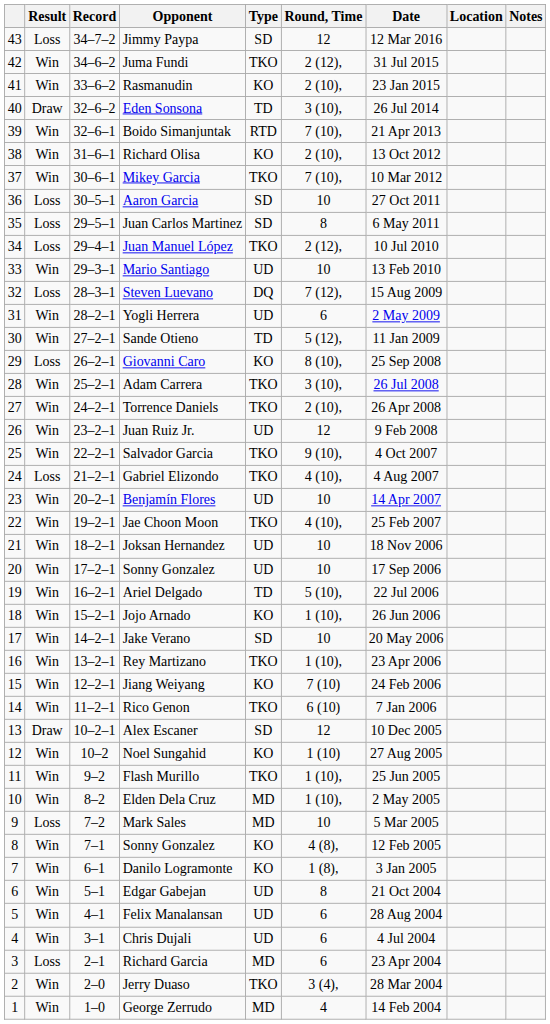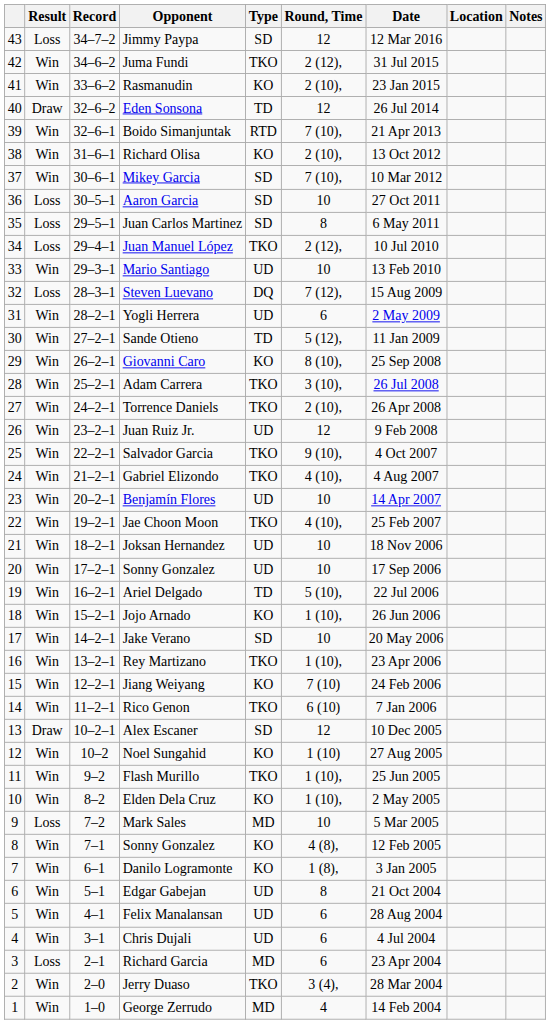(323, 108) 3 (10), -> (323, 108) 12
(263, 177) TKO -> (263, 177) SD
(47, 362) Loss -> (47, 362) Win
(47, 477) Loss -> (47, 477) Win
(263, 800) MD -> (263, 800) KO
